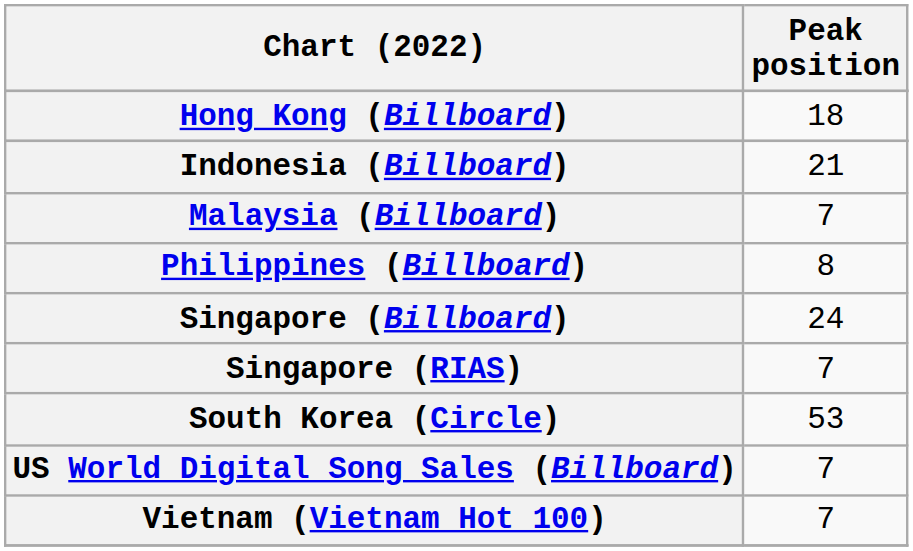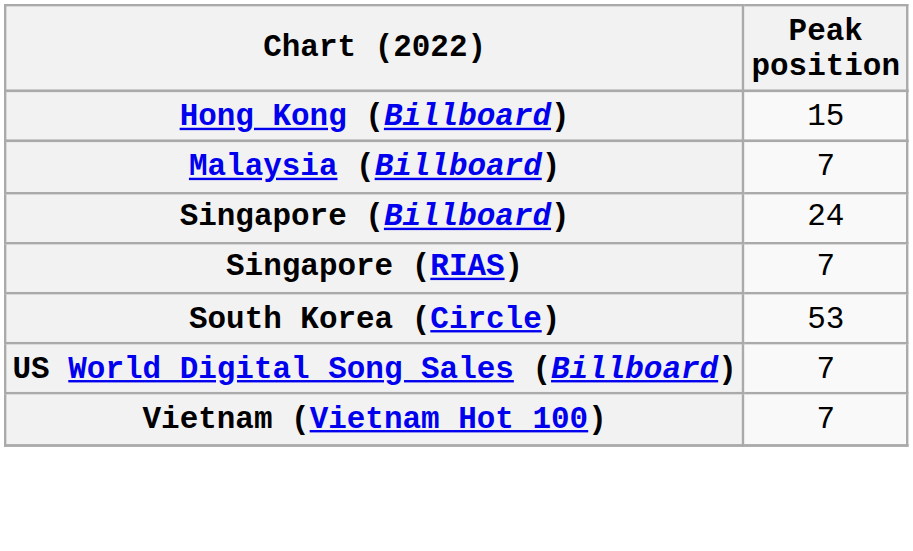(826, 117) 18 -> (826, 117) 15
- row: (375, 167)
- row: (375, 268)
